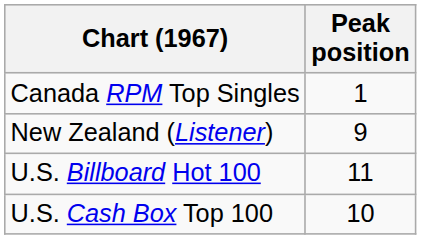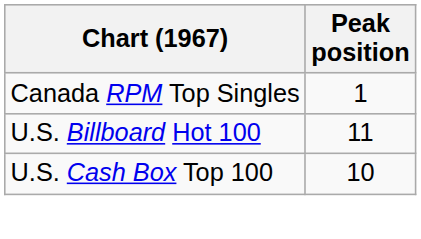- row: (142, 133)
